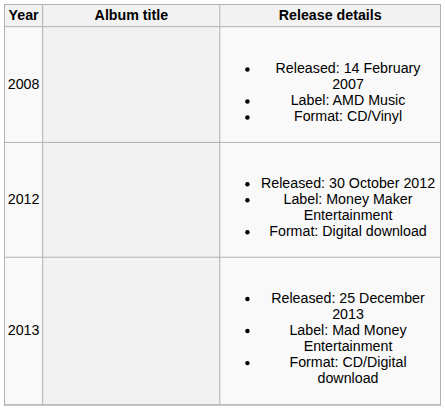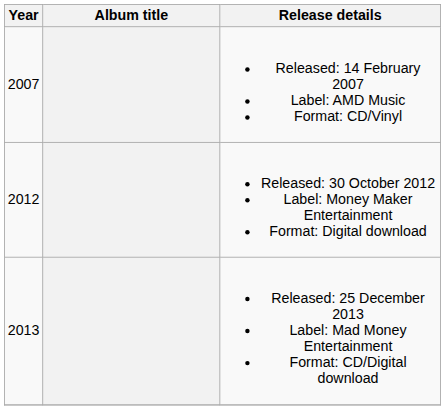(24, 84) 2008 -> (24, 84) 2007
